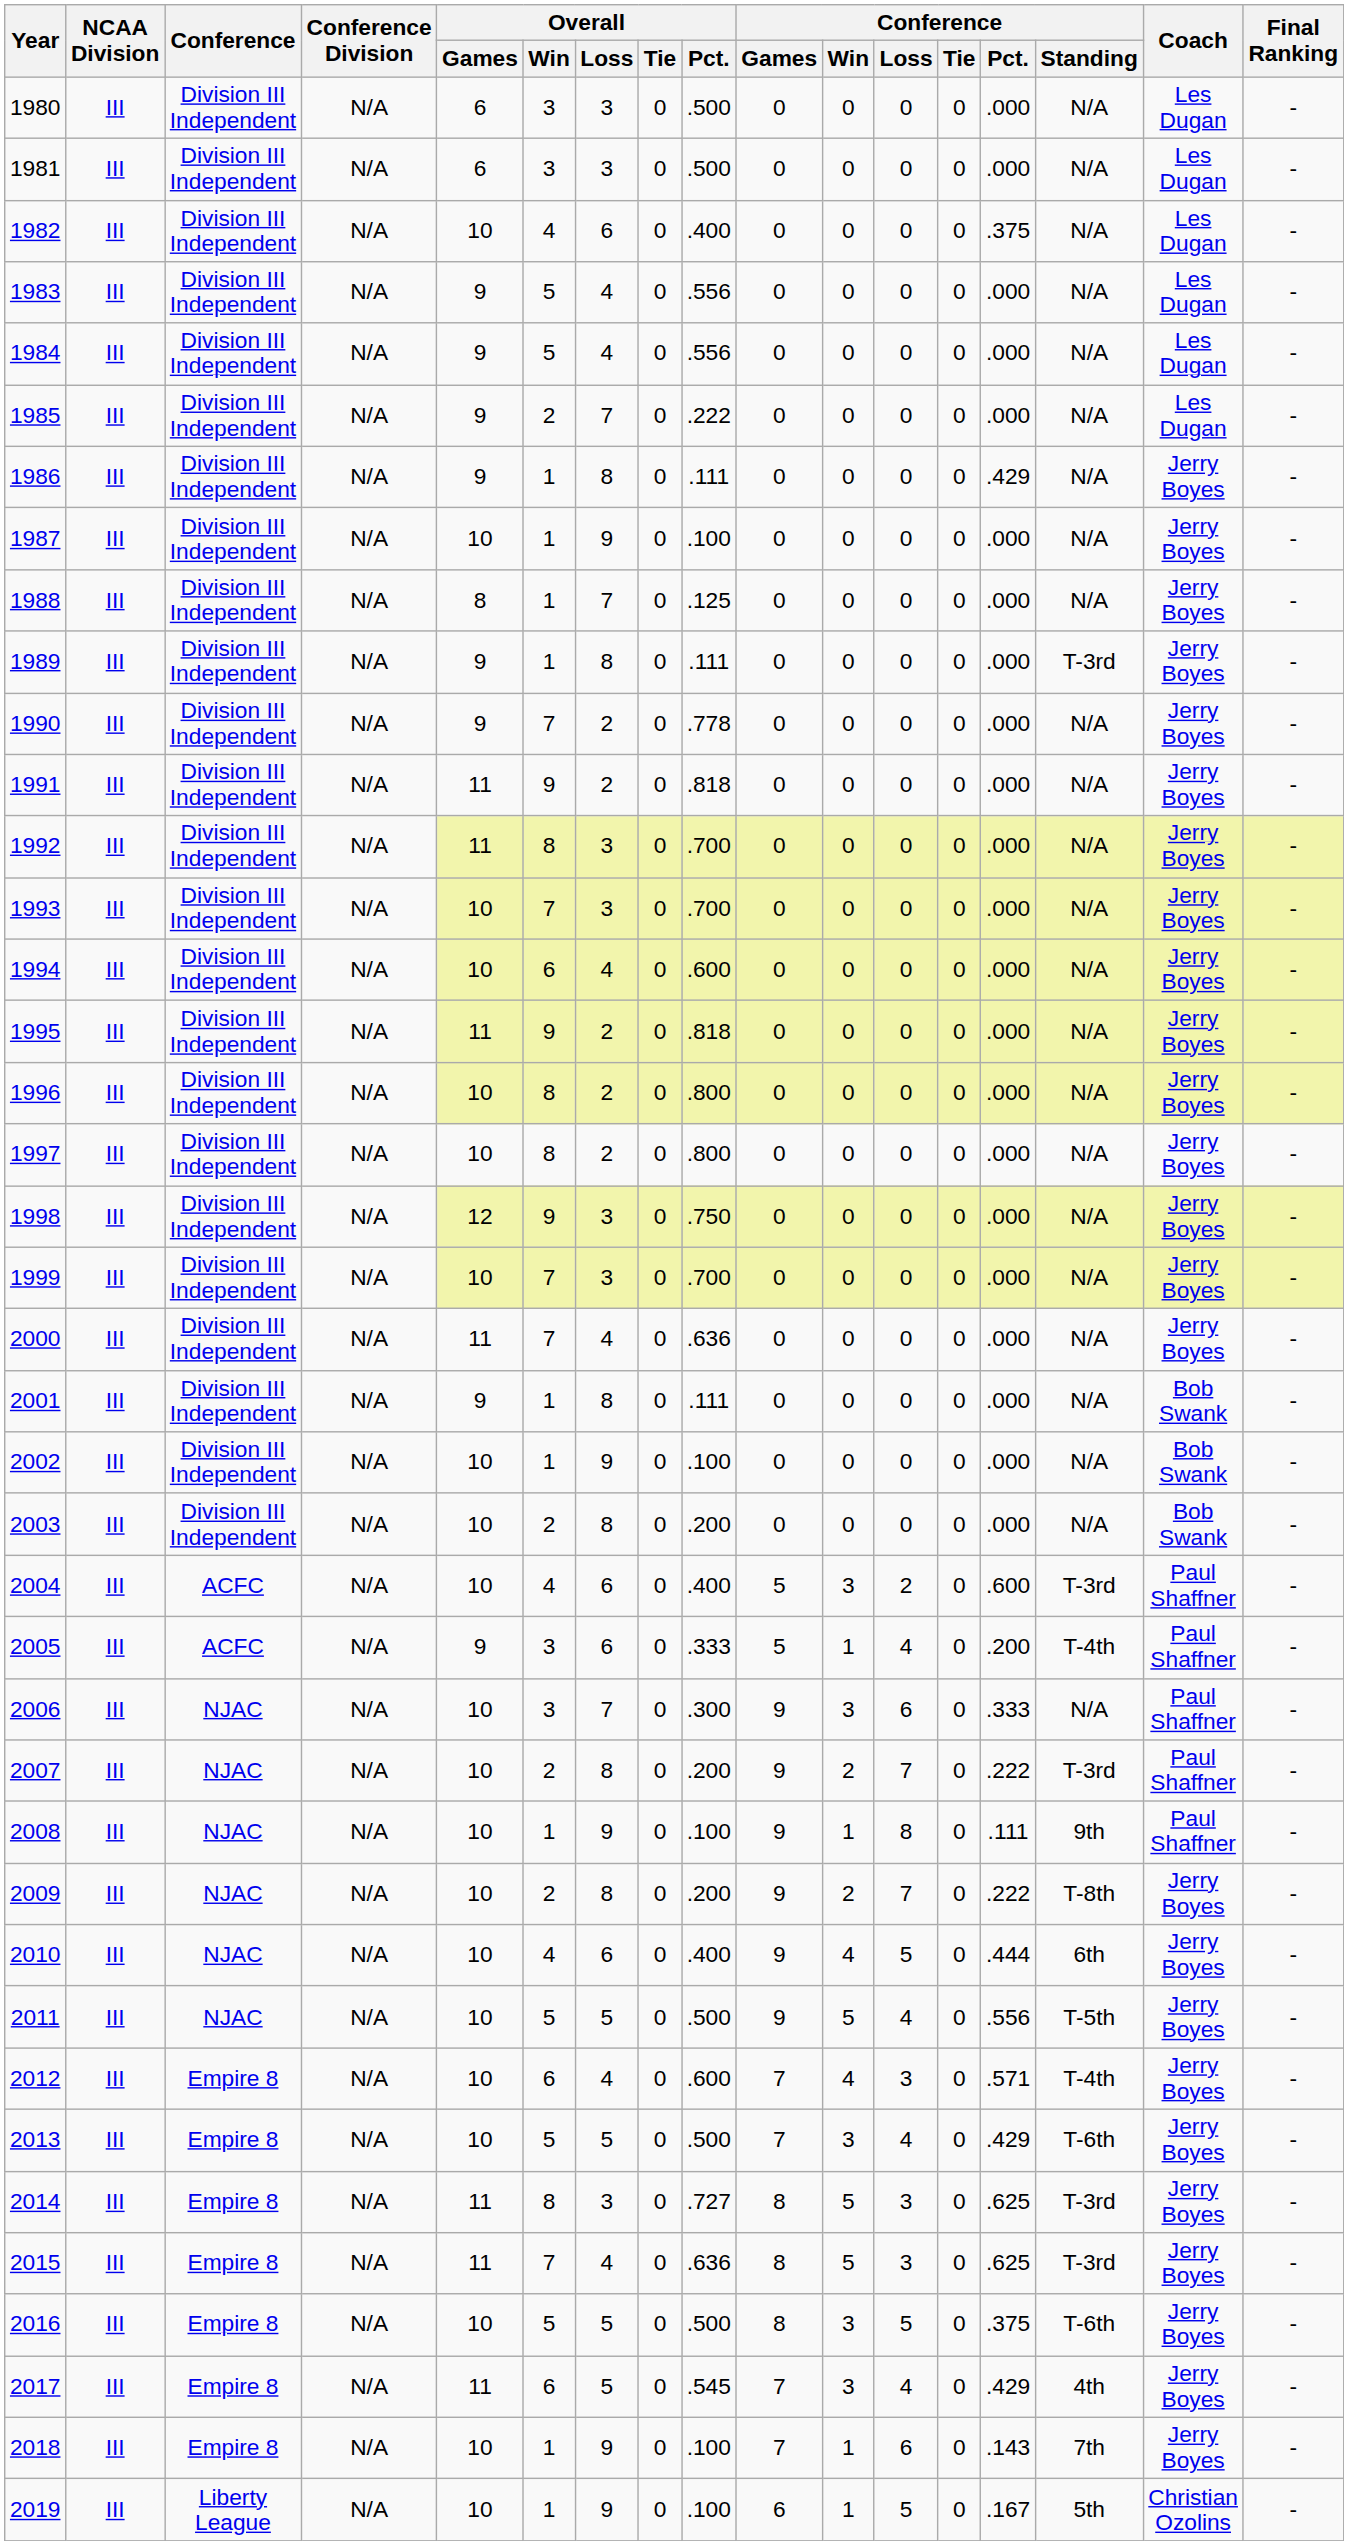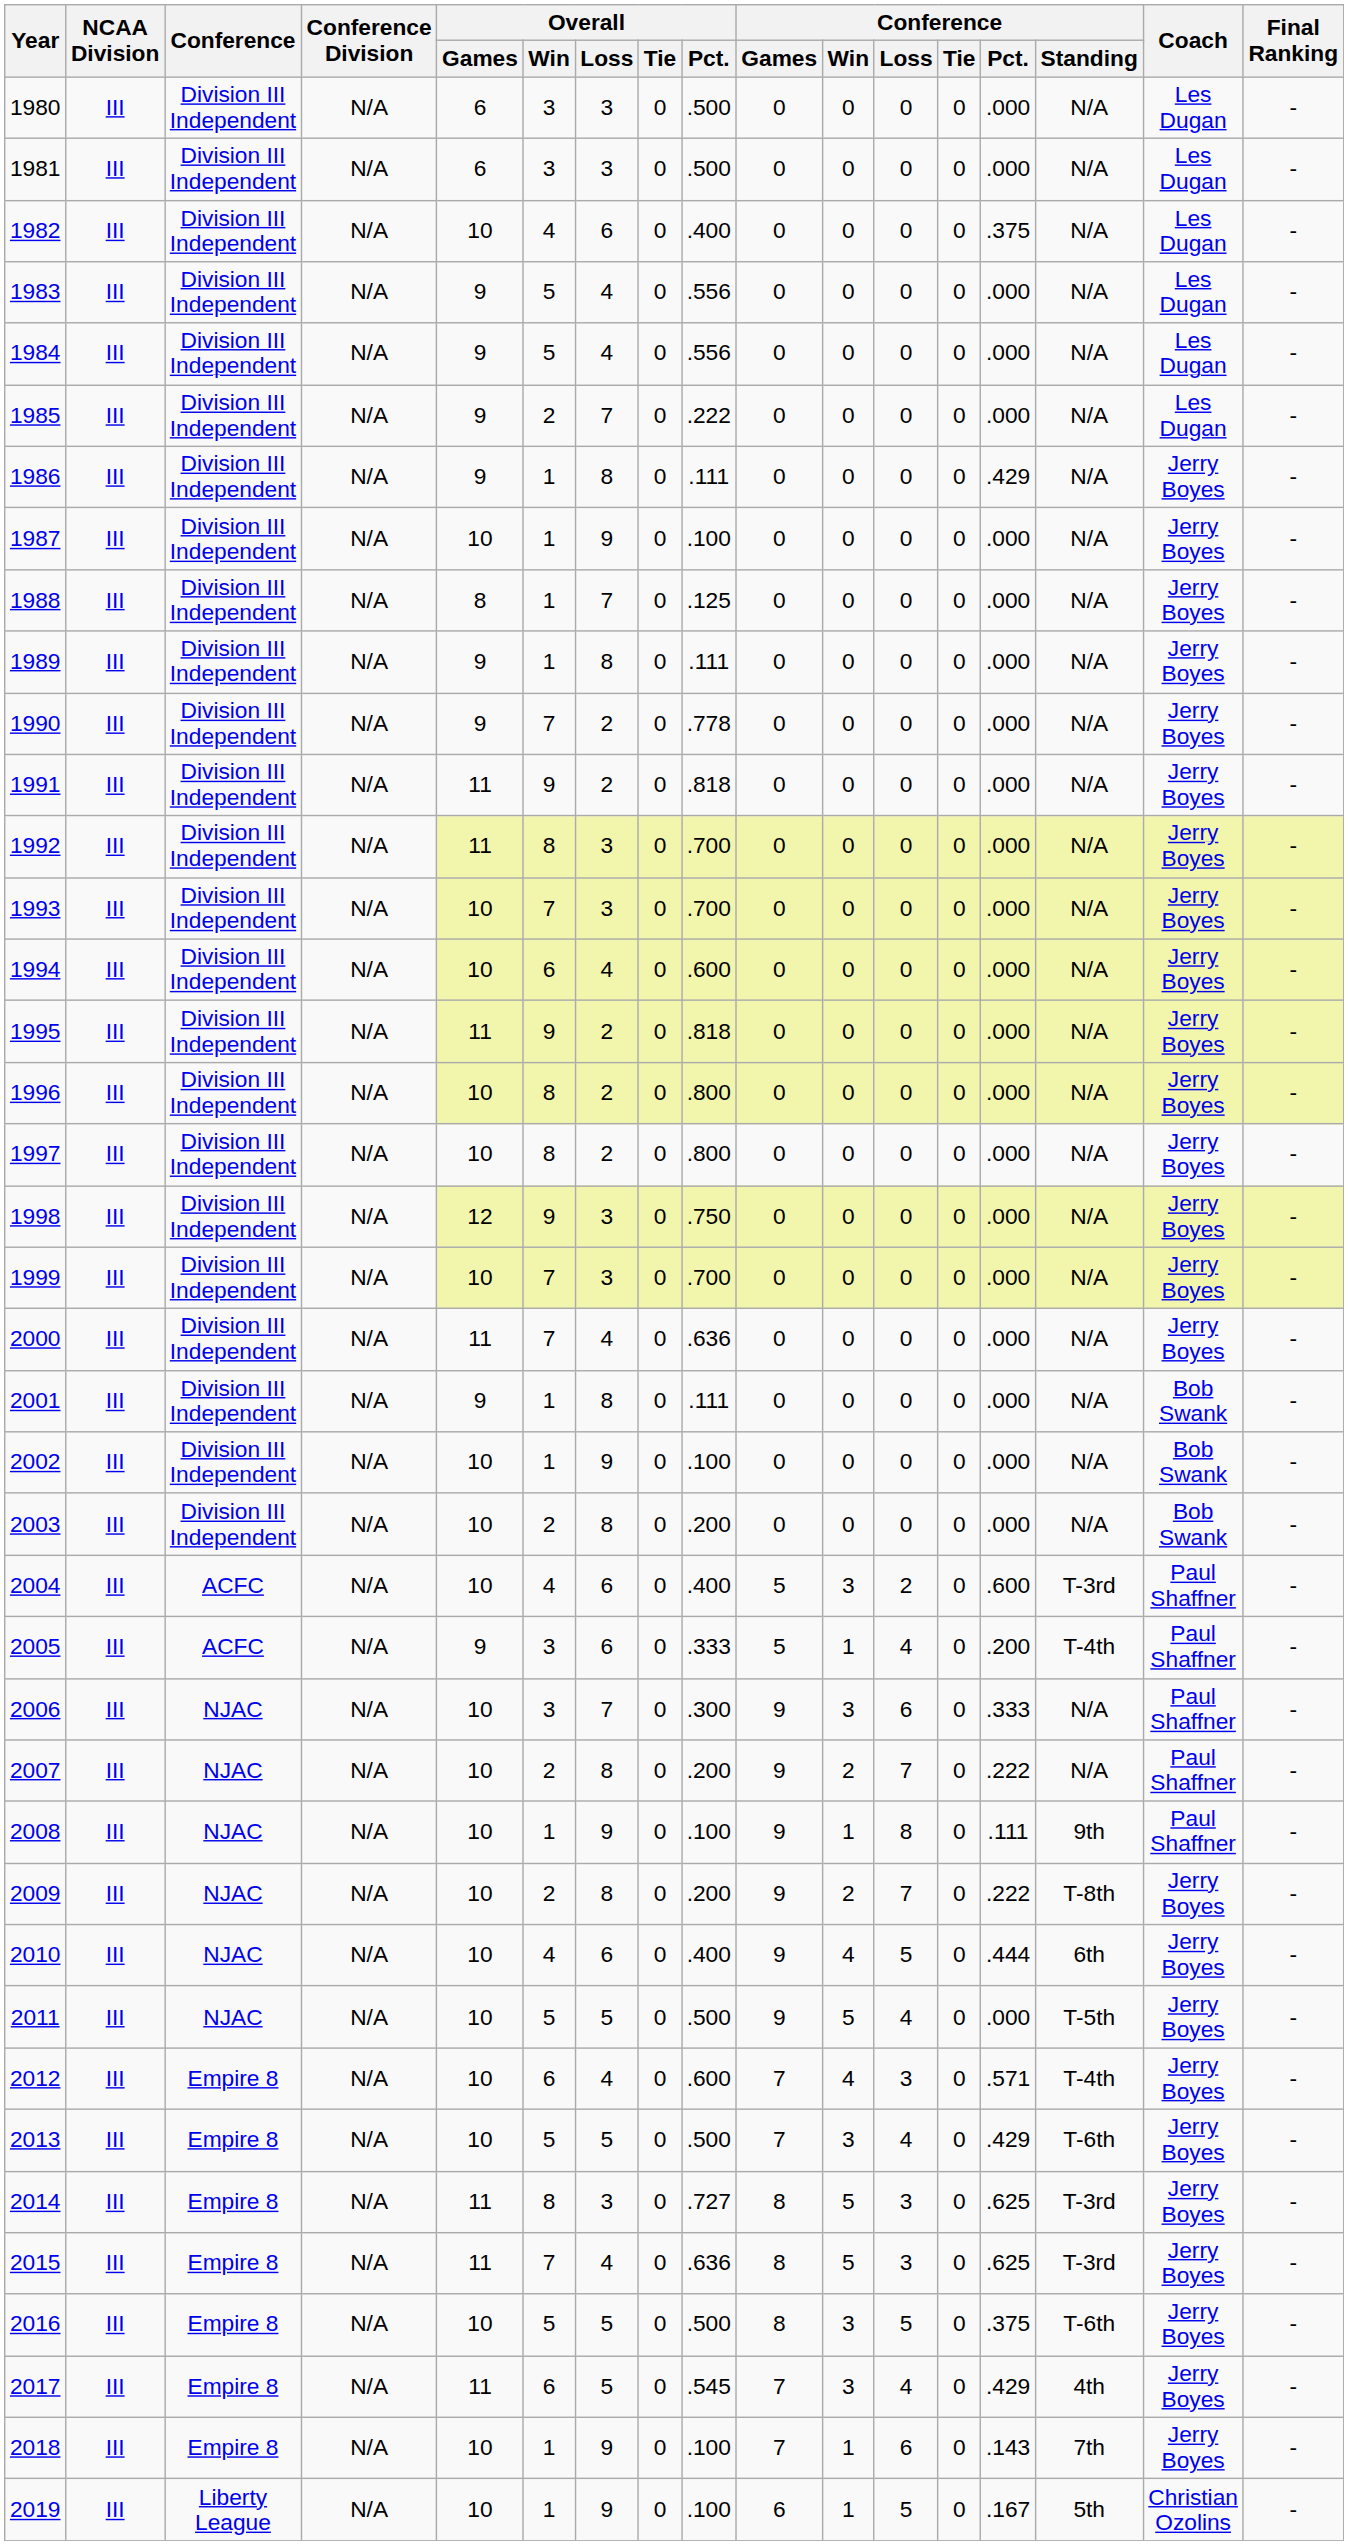(1089, 661) T-3rd -> (1089, 661) N/A
(1089, 1770) T-3rd -> (1089, 1770) N/A
(1008, 2016) .556 -> (1008, 2016) .000
